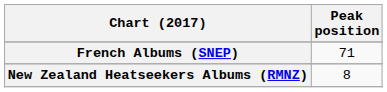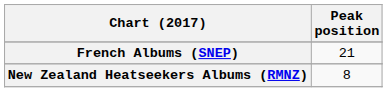(347, 53) 71 -> (347, 53) 21
